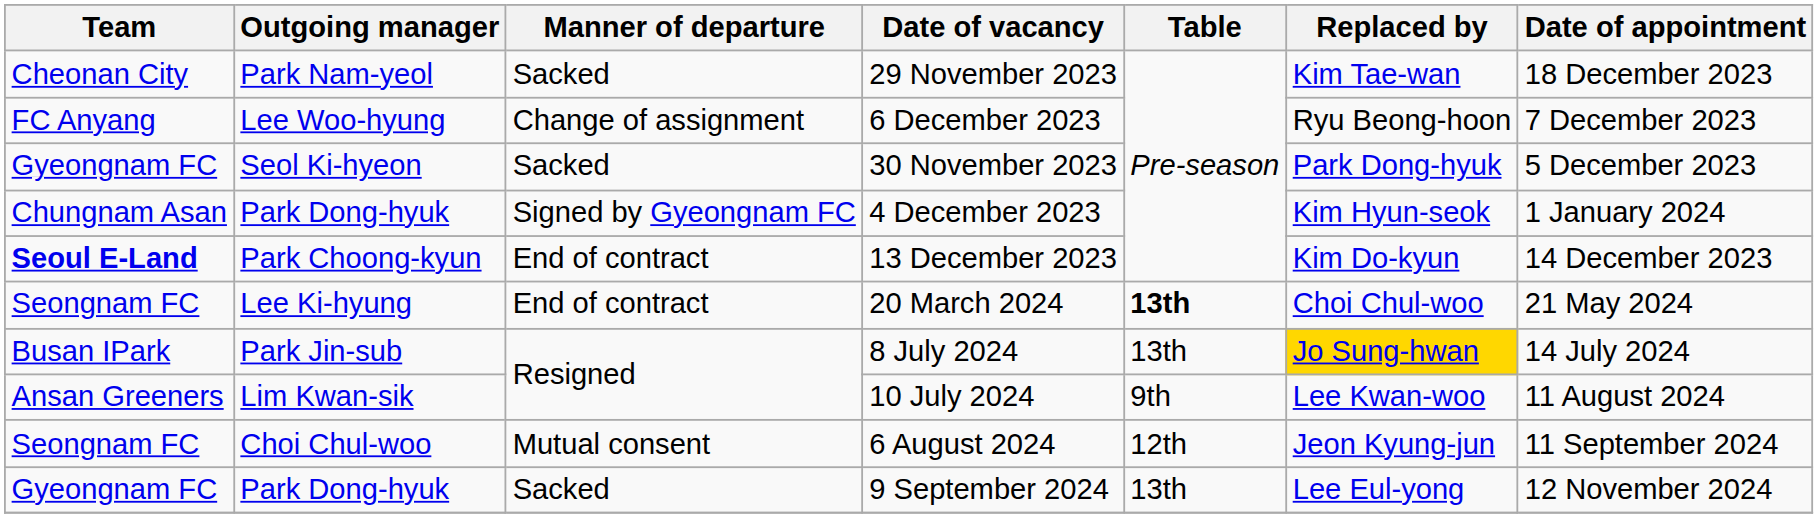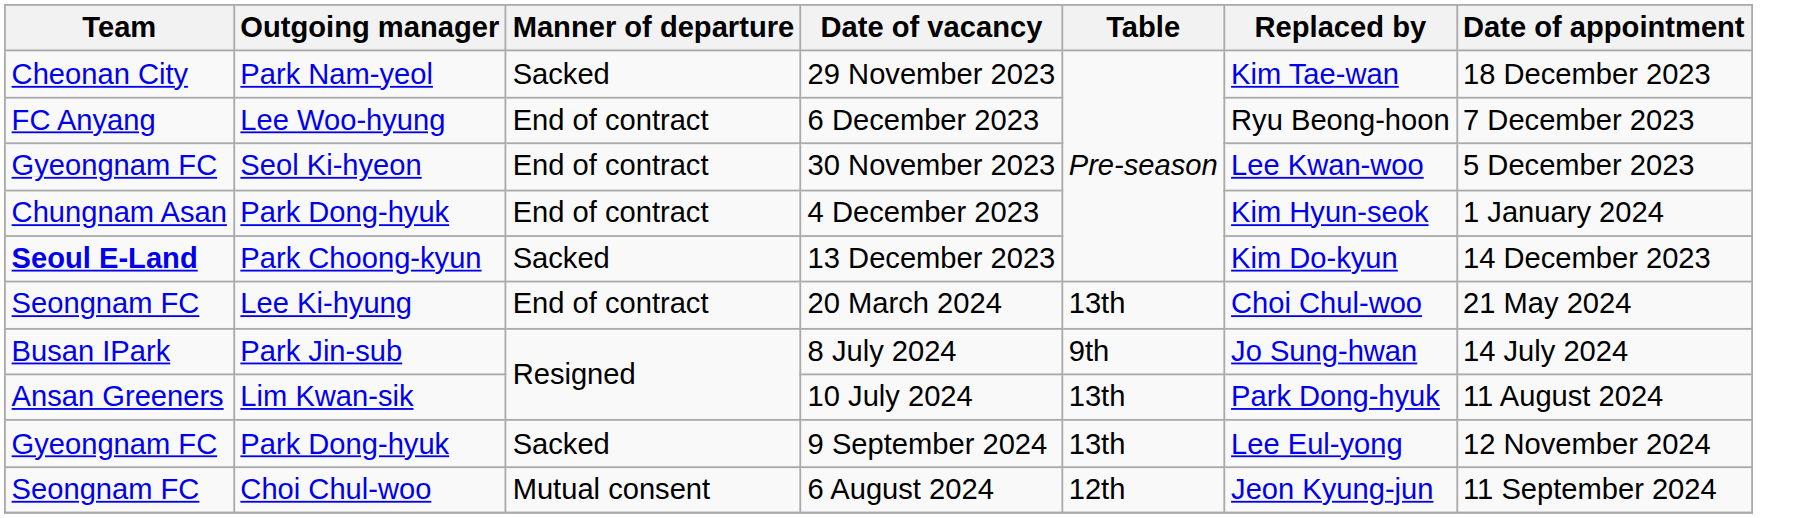(658, 119) Change of assignment -> (611, 119) End of contract
(561, 166) Sacked -> (611, 166) End of contract
(1397, 166) Park Dong-hyuk -> (1327, 166) Lee Kwan-woo
(684, 212) Signed by Gyeongnam FC -> (611, 212) End of contract
(611, 258) End of contract -> (561, 258) Sacked
(1160, 304) bold -> (1097, 304) normal
(1159, 350) 13th -> (1089, 350) 9th
(1386, 350) gold background -> (1324, 350) no background
(1151, 397) 9th -> (1097, 397) 13th
(1389, 397) Lee Kwan-woo -> (1335, 397) Park Dong-hyuk
rows swapped: (962, 443) <-> (989, 489)
